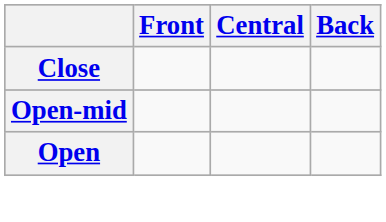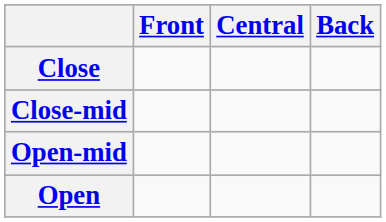+ row: (69, 110)
